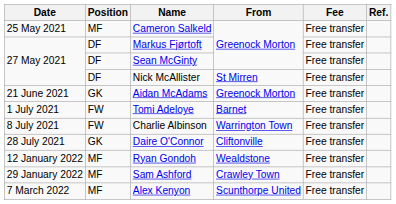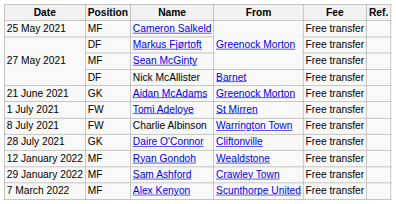(95, 61) DF -> (95, 61) MF
(237, 77) St Mirren -> (231, 77) Barnet
(231, 110) Barnet -> (237, 110) St Mirren
